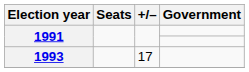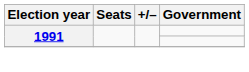- row: (49, 57)
